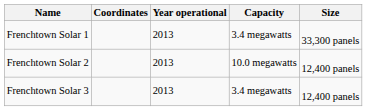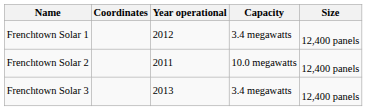(163, 35) 2013 -> (163, 35) 2012
(330, 40) 33,300 panels -> (330, 40) 12,400 panels
(163, 63) 2013 -> (163, 63) 2011
